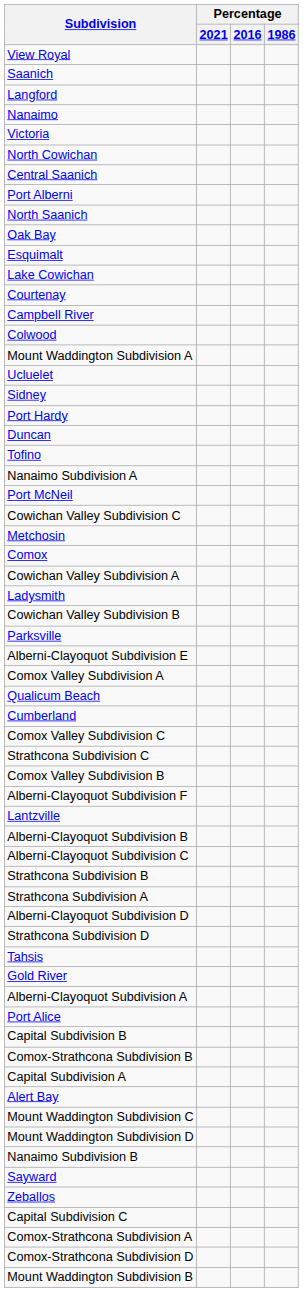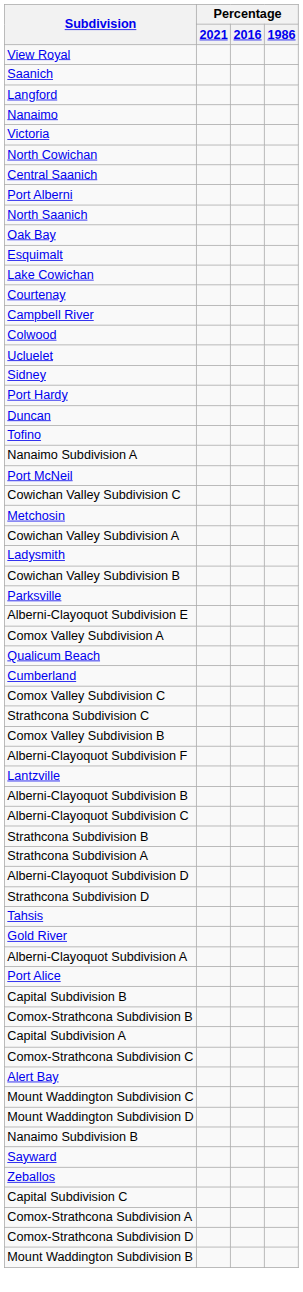- row: (100, 355)
- row: (27, 555)
+ row: (100, 1056)
